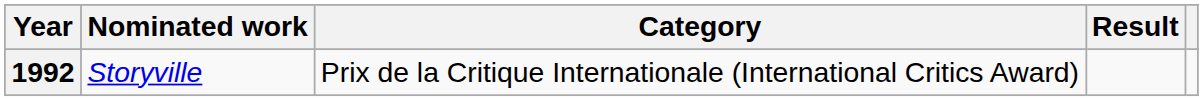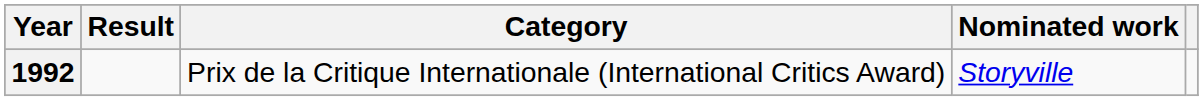columns swapped: (198, 26) <-> (1135, 26)
